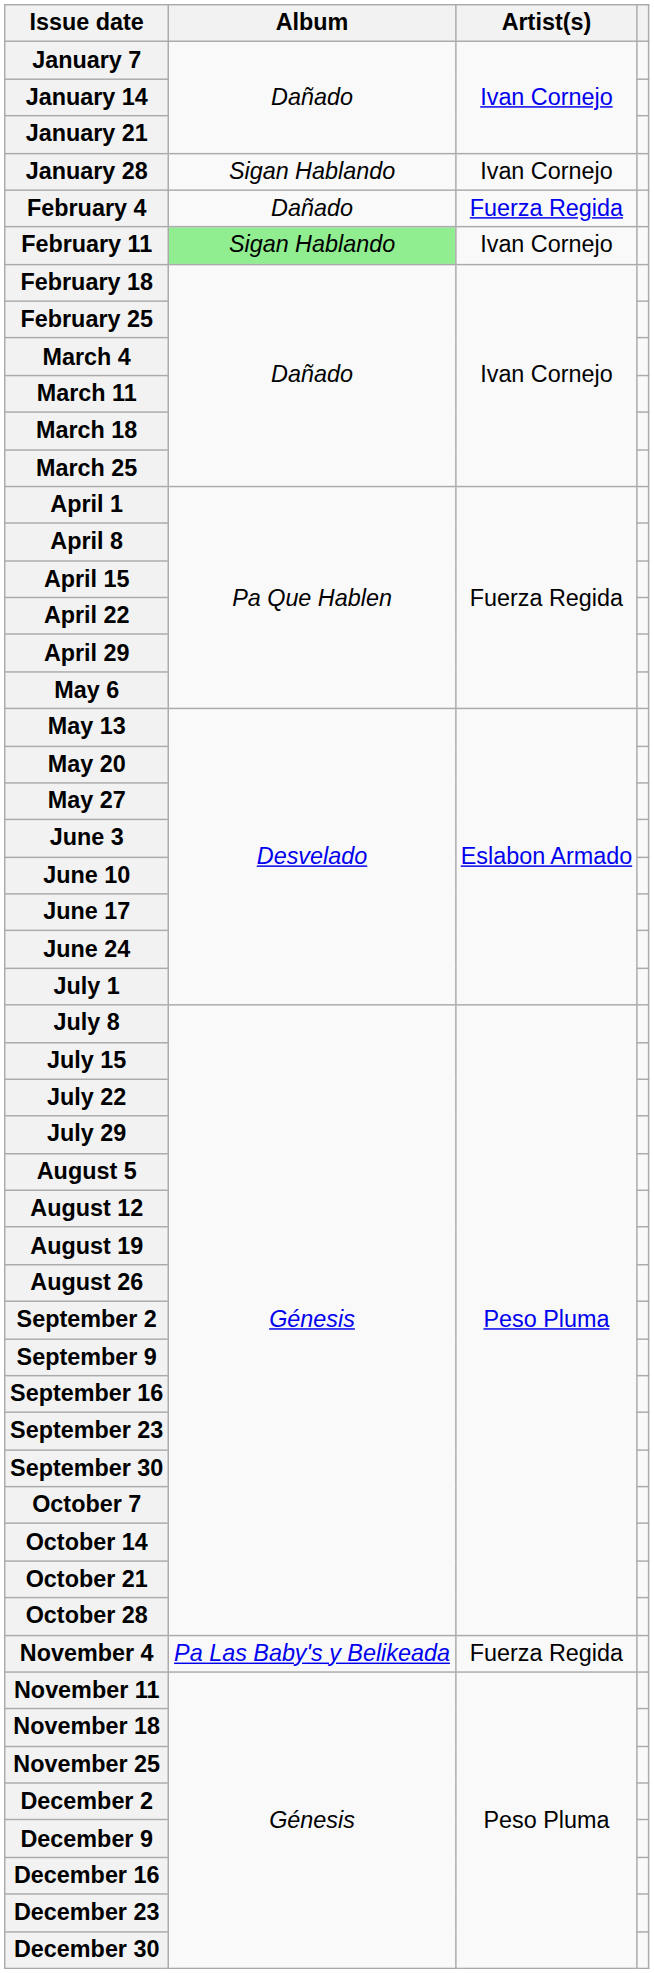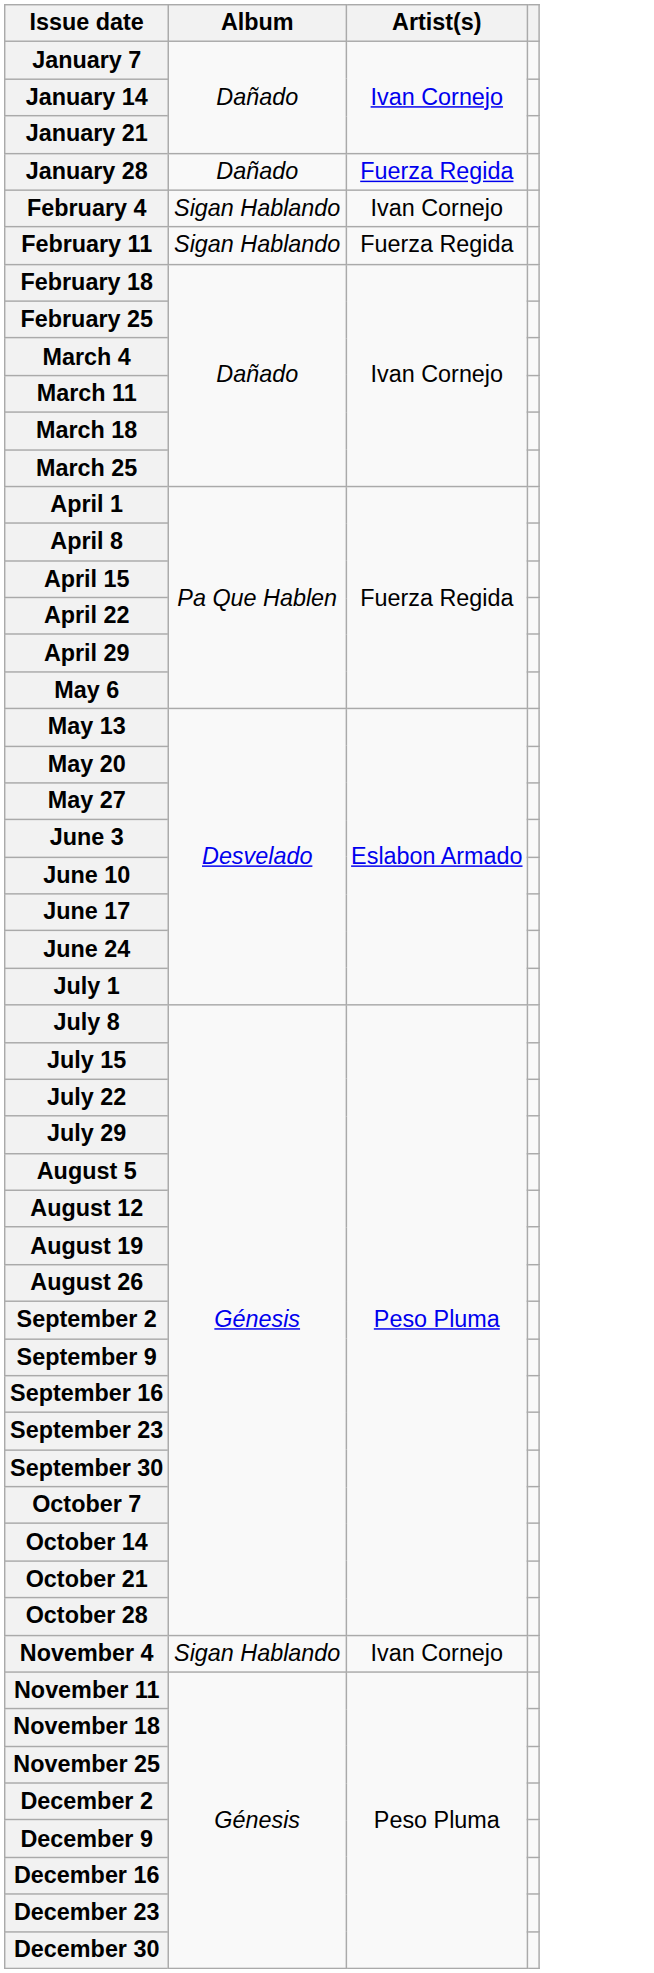(312, 171) Sigan Hablando -> (257, 171) Dañado
(546, 171) Ivan Cornejo -> (437, 171) Fuerza Regida
(312, 208) Dañado -> (257, 208) Sigan Hablando
(546, 208) Fuerza Regida -> (437, 208) Ivan Cornejo
(312, 245) lightgreen background -> (257, 245) no background
(546, 245) Ivan Cornejo -> (437, 245) Fuerza Regida
(312, 1653) Pa Las Baby's y Belikeada -> (257, 1653) Sigan Hablando
(546, 1653) Fuerza Regida -> (437, 1653) Ivan Cornejo
